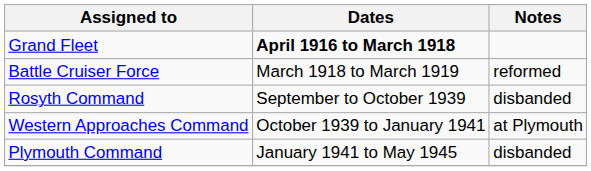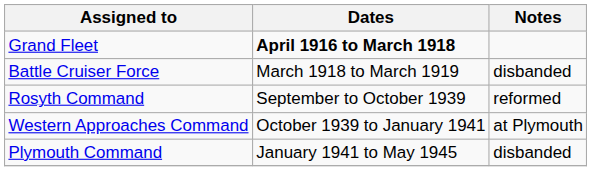(527, 71) reformed -> (532, 71) disbanded
(532, 98) disbanded -> (527, 98) reformed
